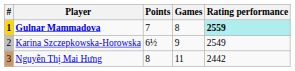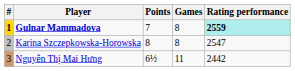(151, 43) 6½ -> (148, 43) 8
(177, 43) 9 -> (177, 43) 8
(216, 43) 2549 -> (216, 43) 2547
(148, 59) 8 -> (151, 59) 6½
